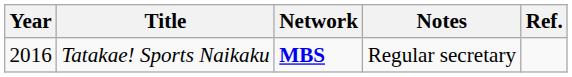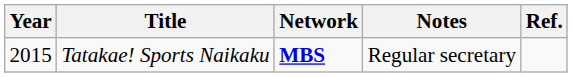(31, 54) 2016 -> (31, 54) 2015
